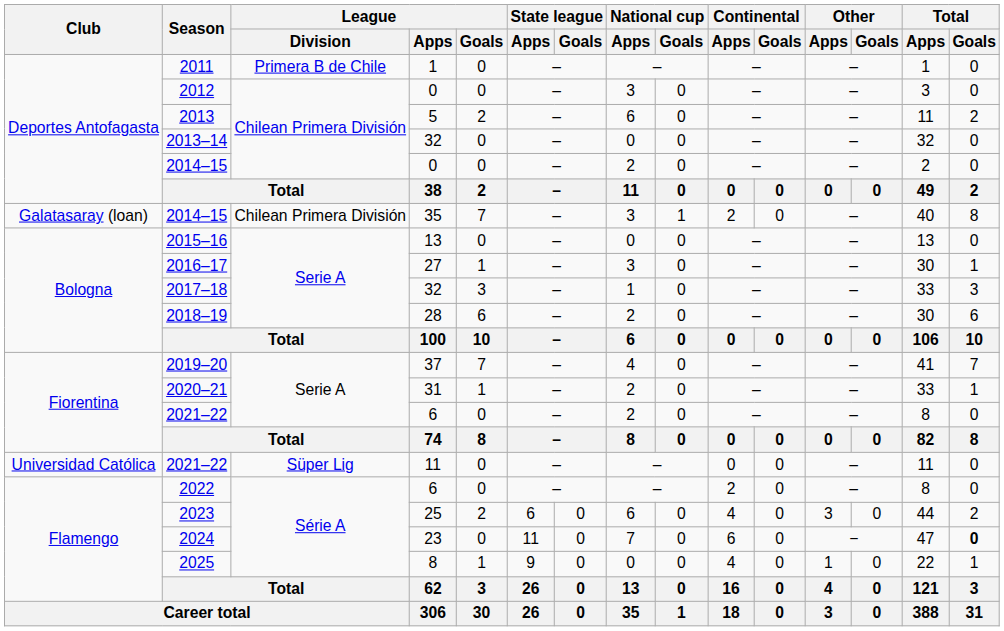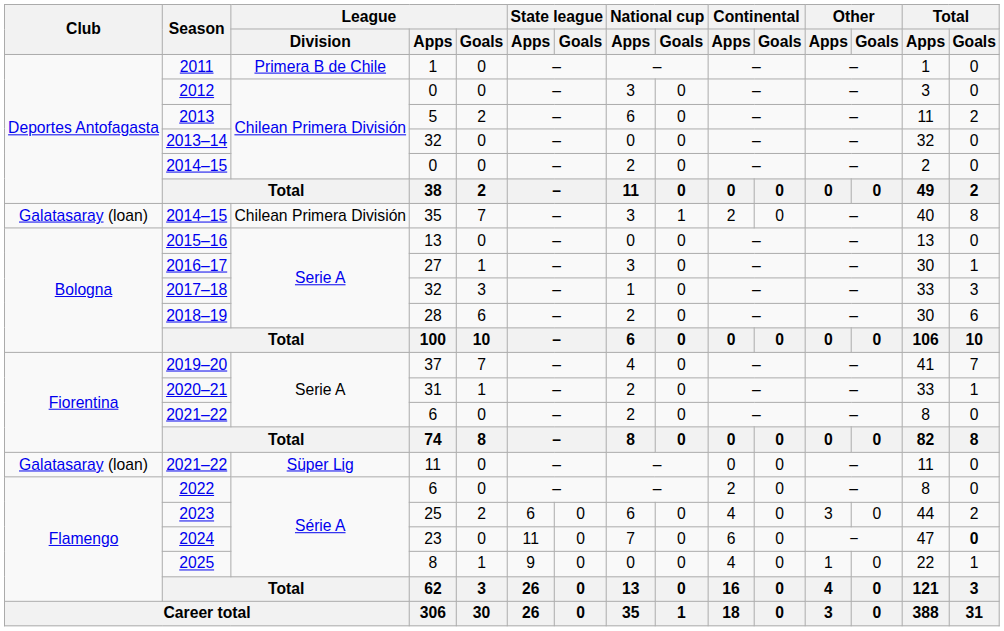(84, 464) Universidad Católica -> (84, 464) Galatasaray (loan)
